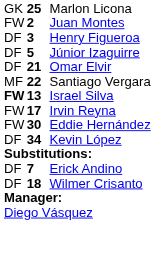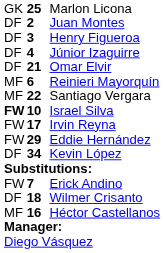(14, 23) FW -> (13, 23) DF
(30, 52) 5 -> (30, 52) 4
+ row: (104, 81)
(34, 96) 13 -> (34, 110) 10
(34, 125) 30 -> (34, 139) 29
(13, 168) DF -> (14, 183) FW
+ row: (105, 212)
